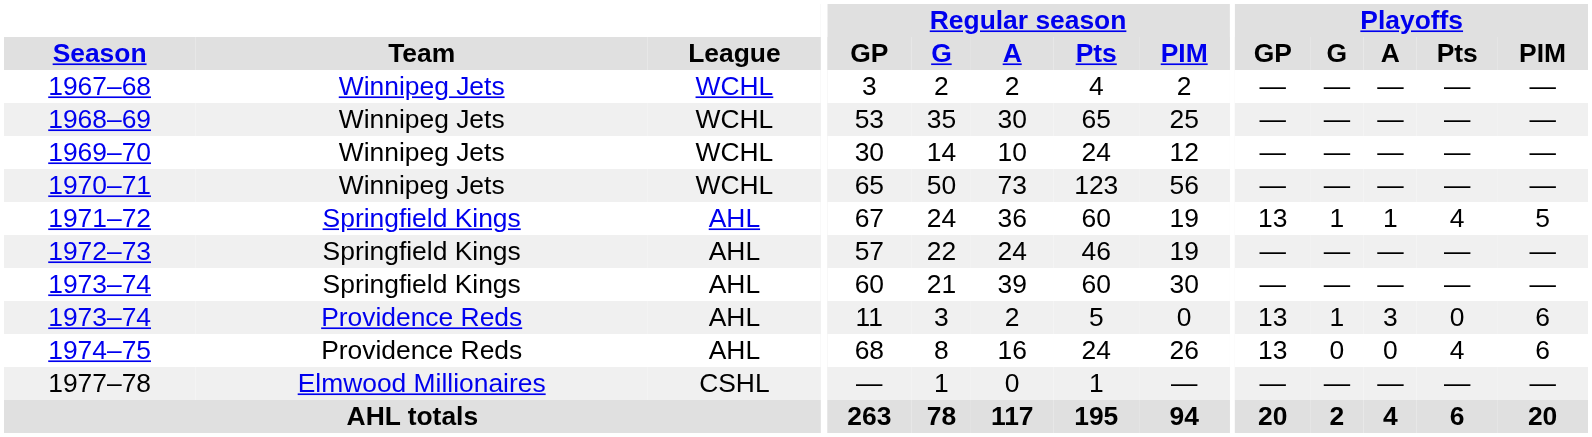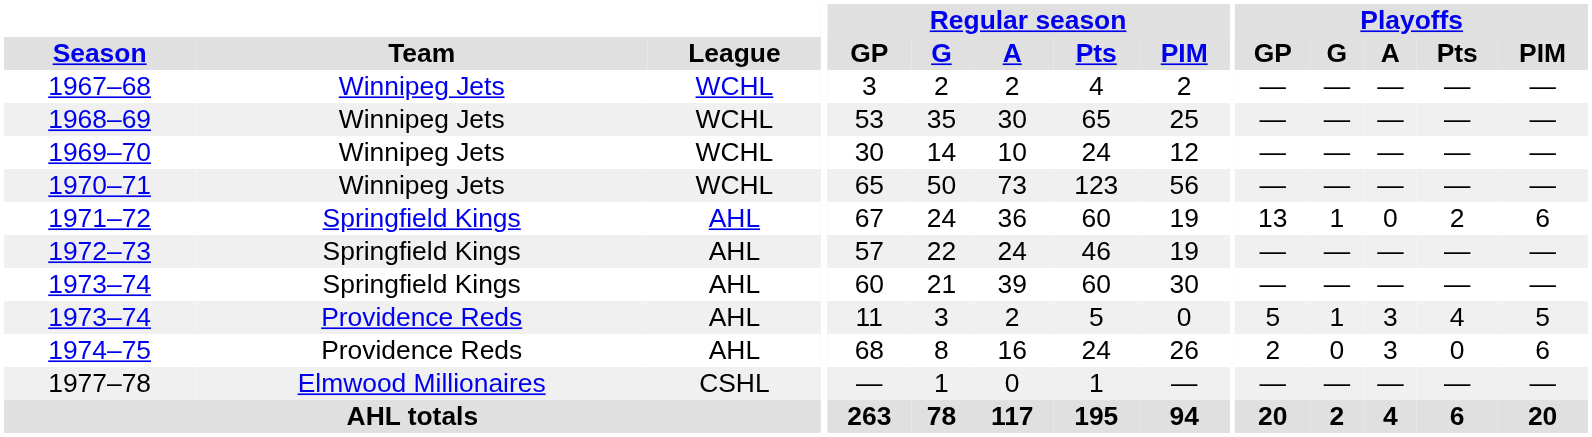(1390, 218) 1 -> (1390, 218) 0
(1457, 218) 4 -> (1457, 218) 2
(1543, 218) 5 -> (1543, 218) 6
(1273, 317) 13 -> (1273, 317) 5
(1457, 317) 0 -> (1457, 317) 4
(1543, 317) 6 -> (1543, 317) 5
(1273, 350) 13 -> (1273, 350) 2
(1390, 350) 0 -> (1390, 350) 3
(1457, 350) 4 -> (1457, 350) 0
